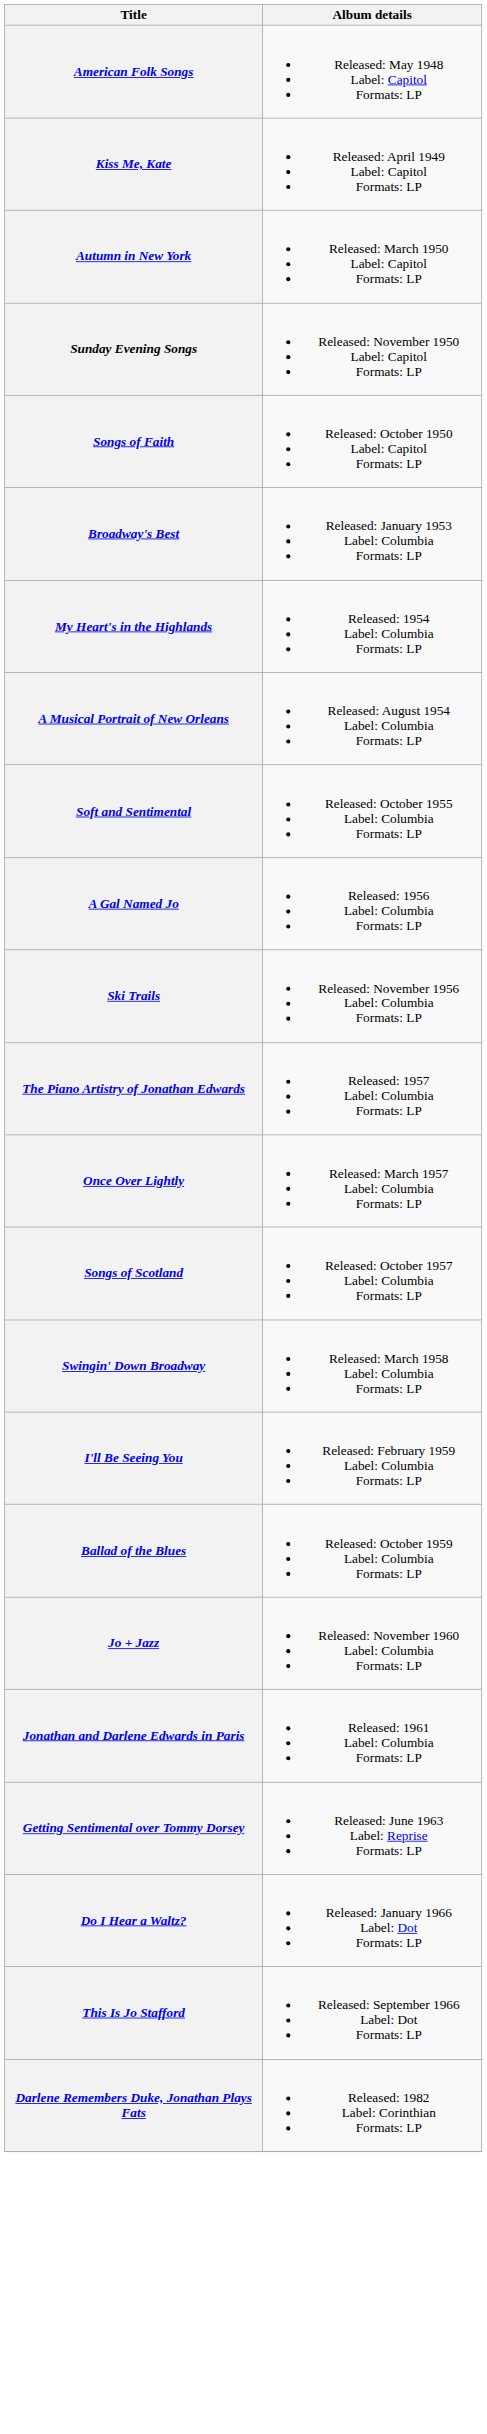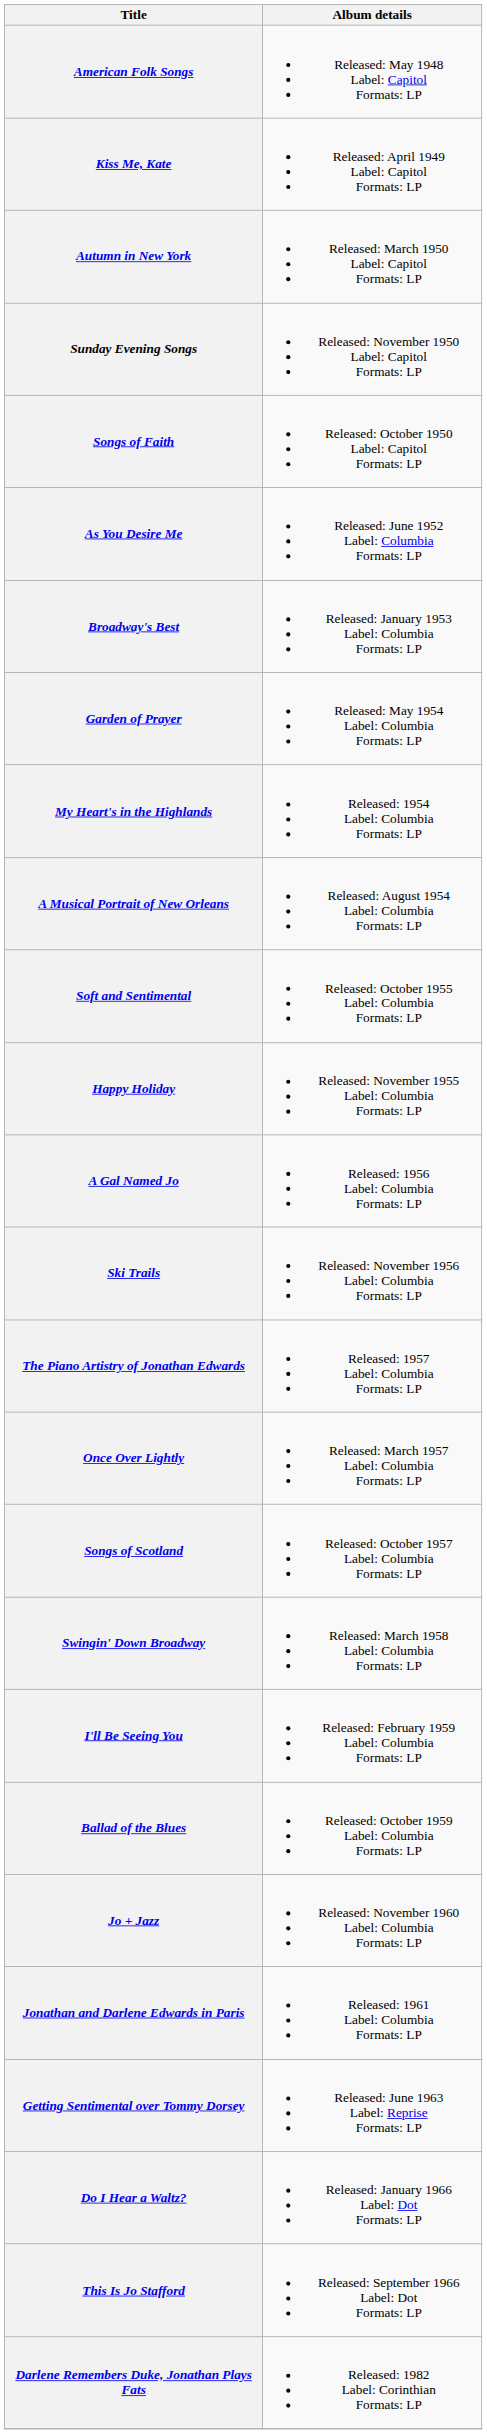+ row: (134, 533)
+ row: (134, 718)
+ row: (134, 1088)
